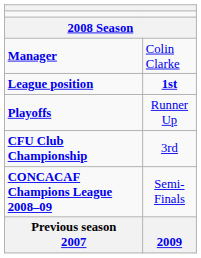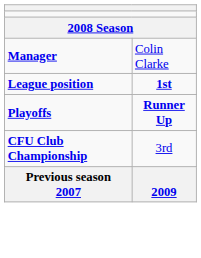(169, 112) normal -> (164, 112) bold
- row: (60, 191)
